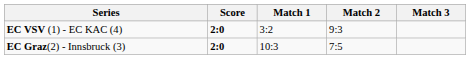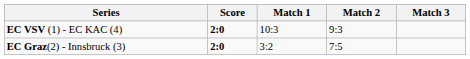(266, 29) 3:2 -> (269, 29) 10:3
(269, 46) 10:3 -> (266, 46) 3:2
